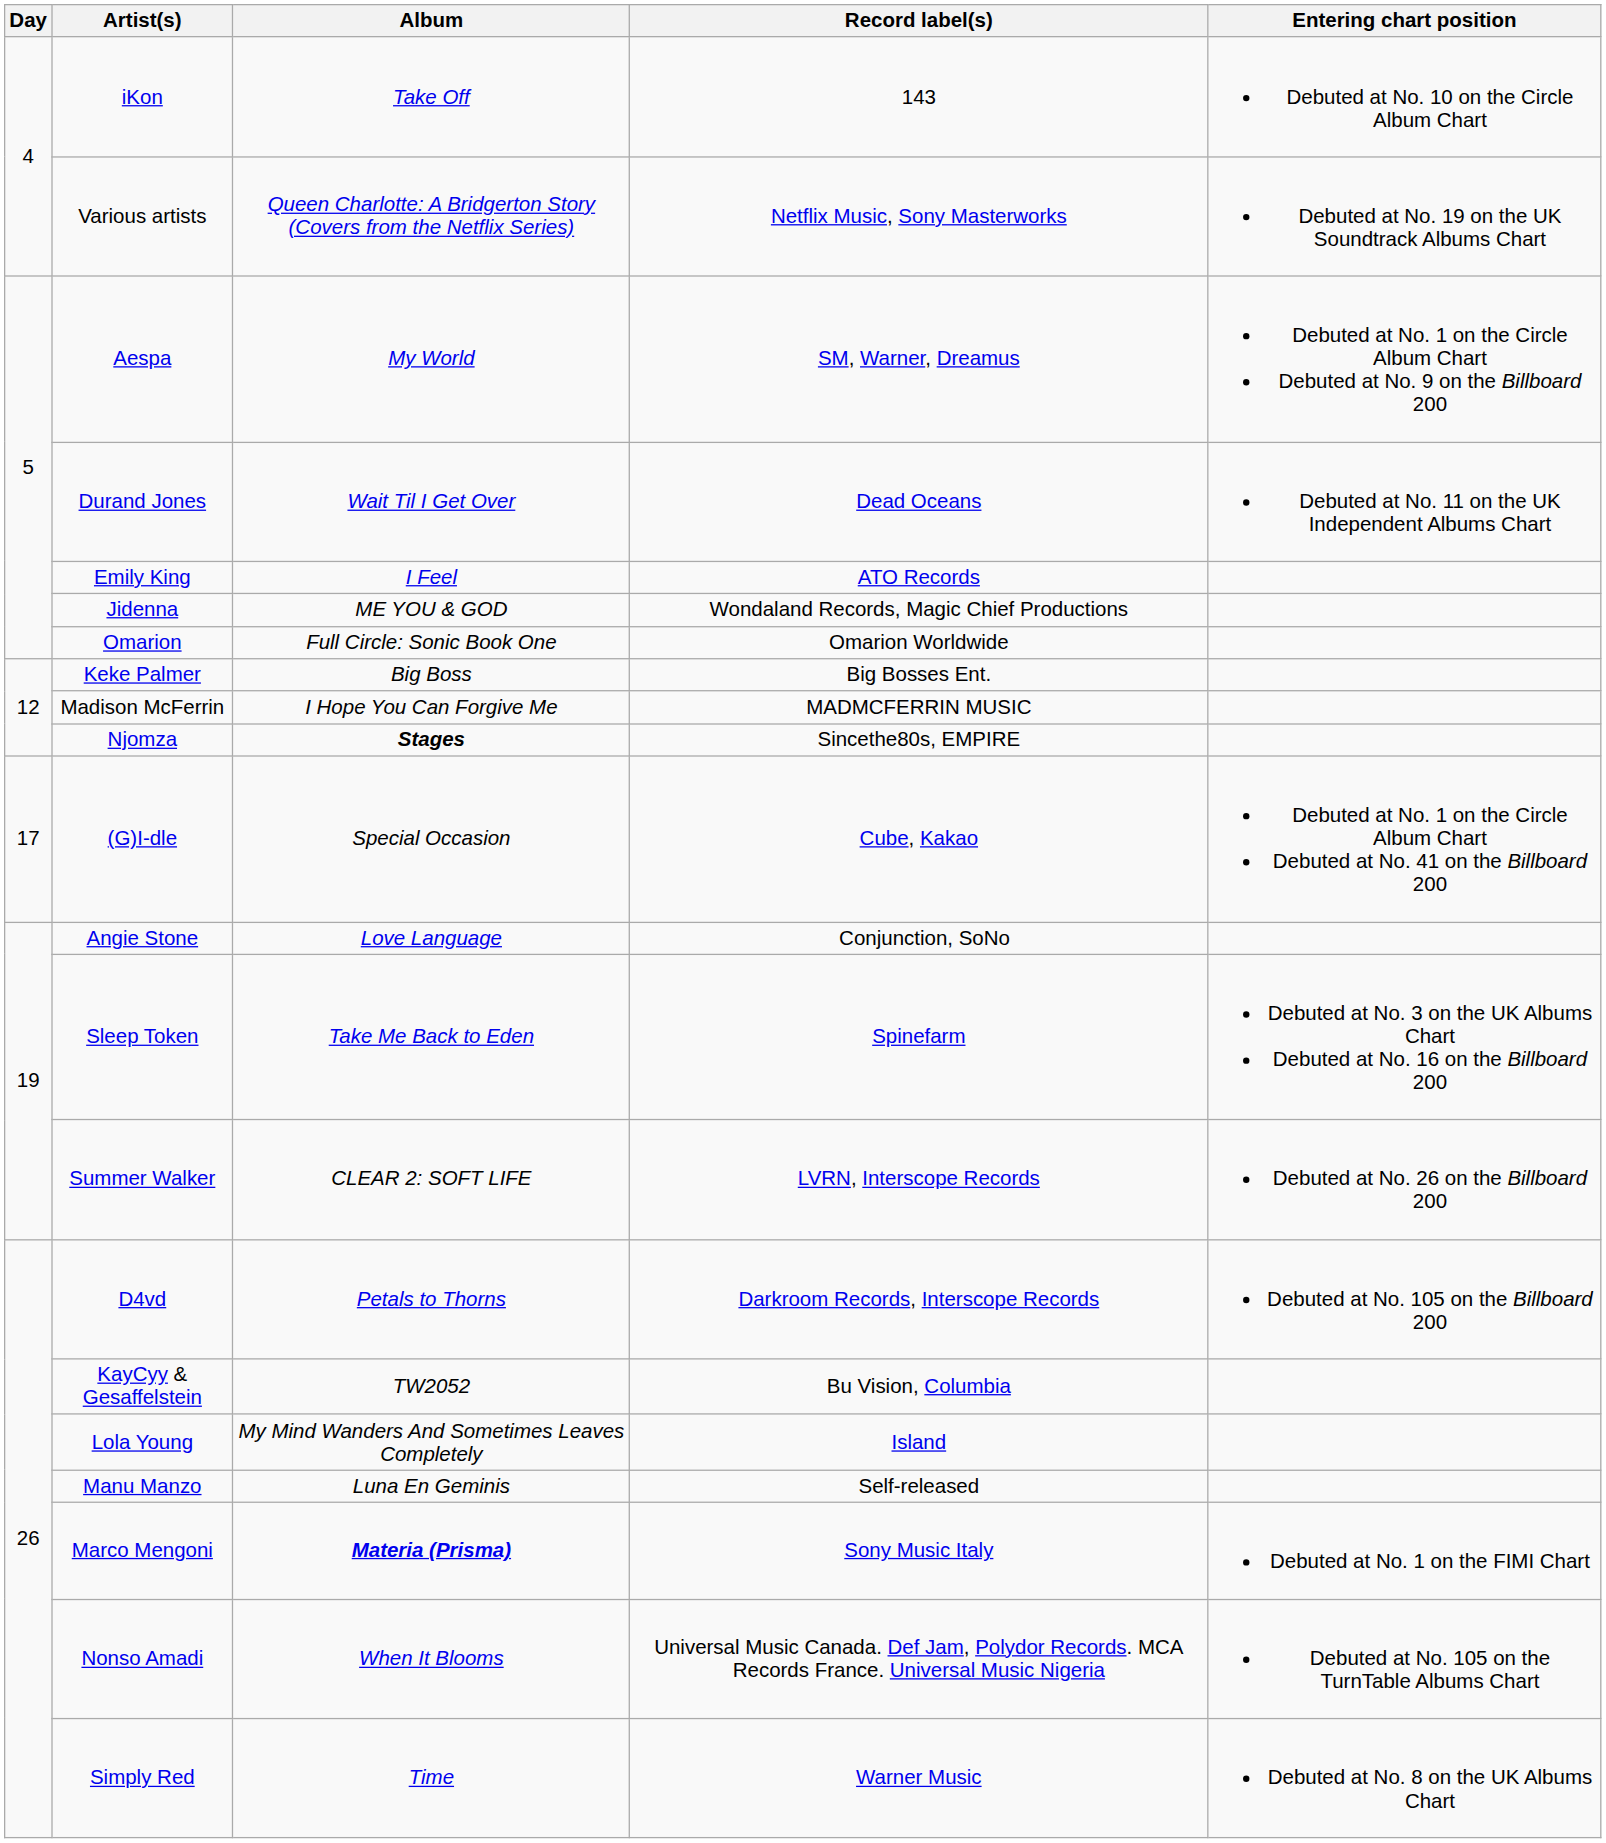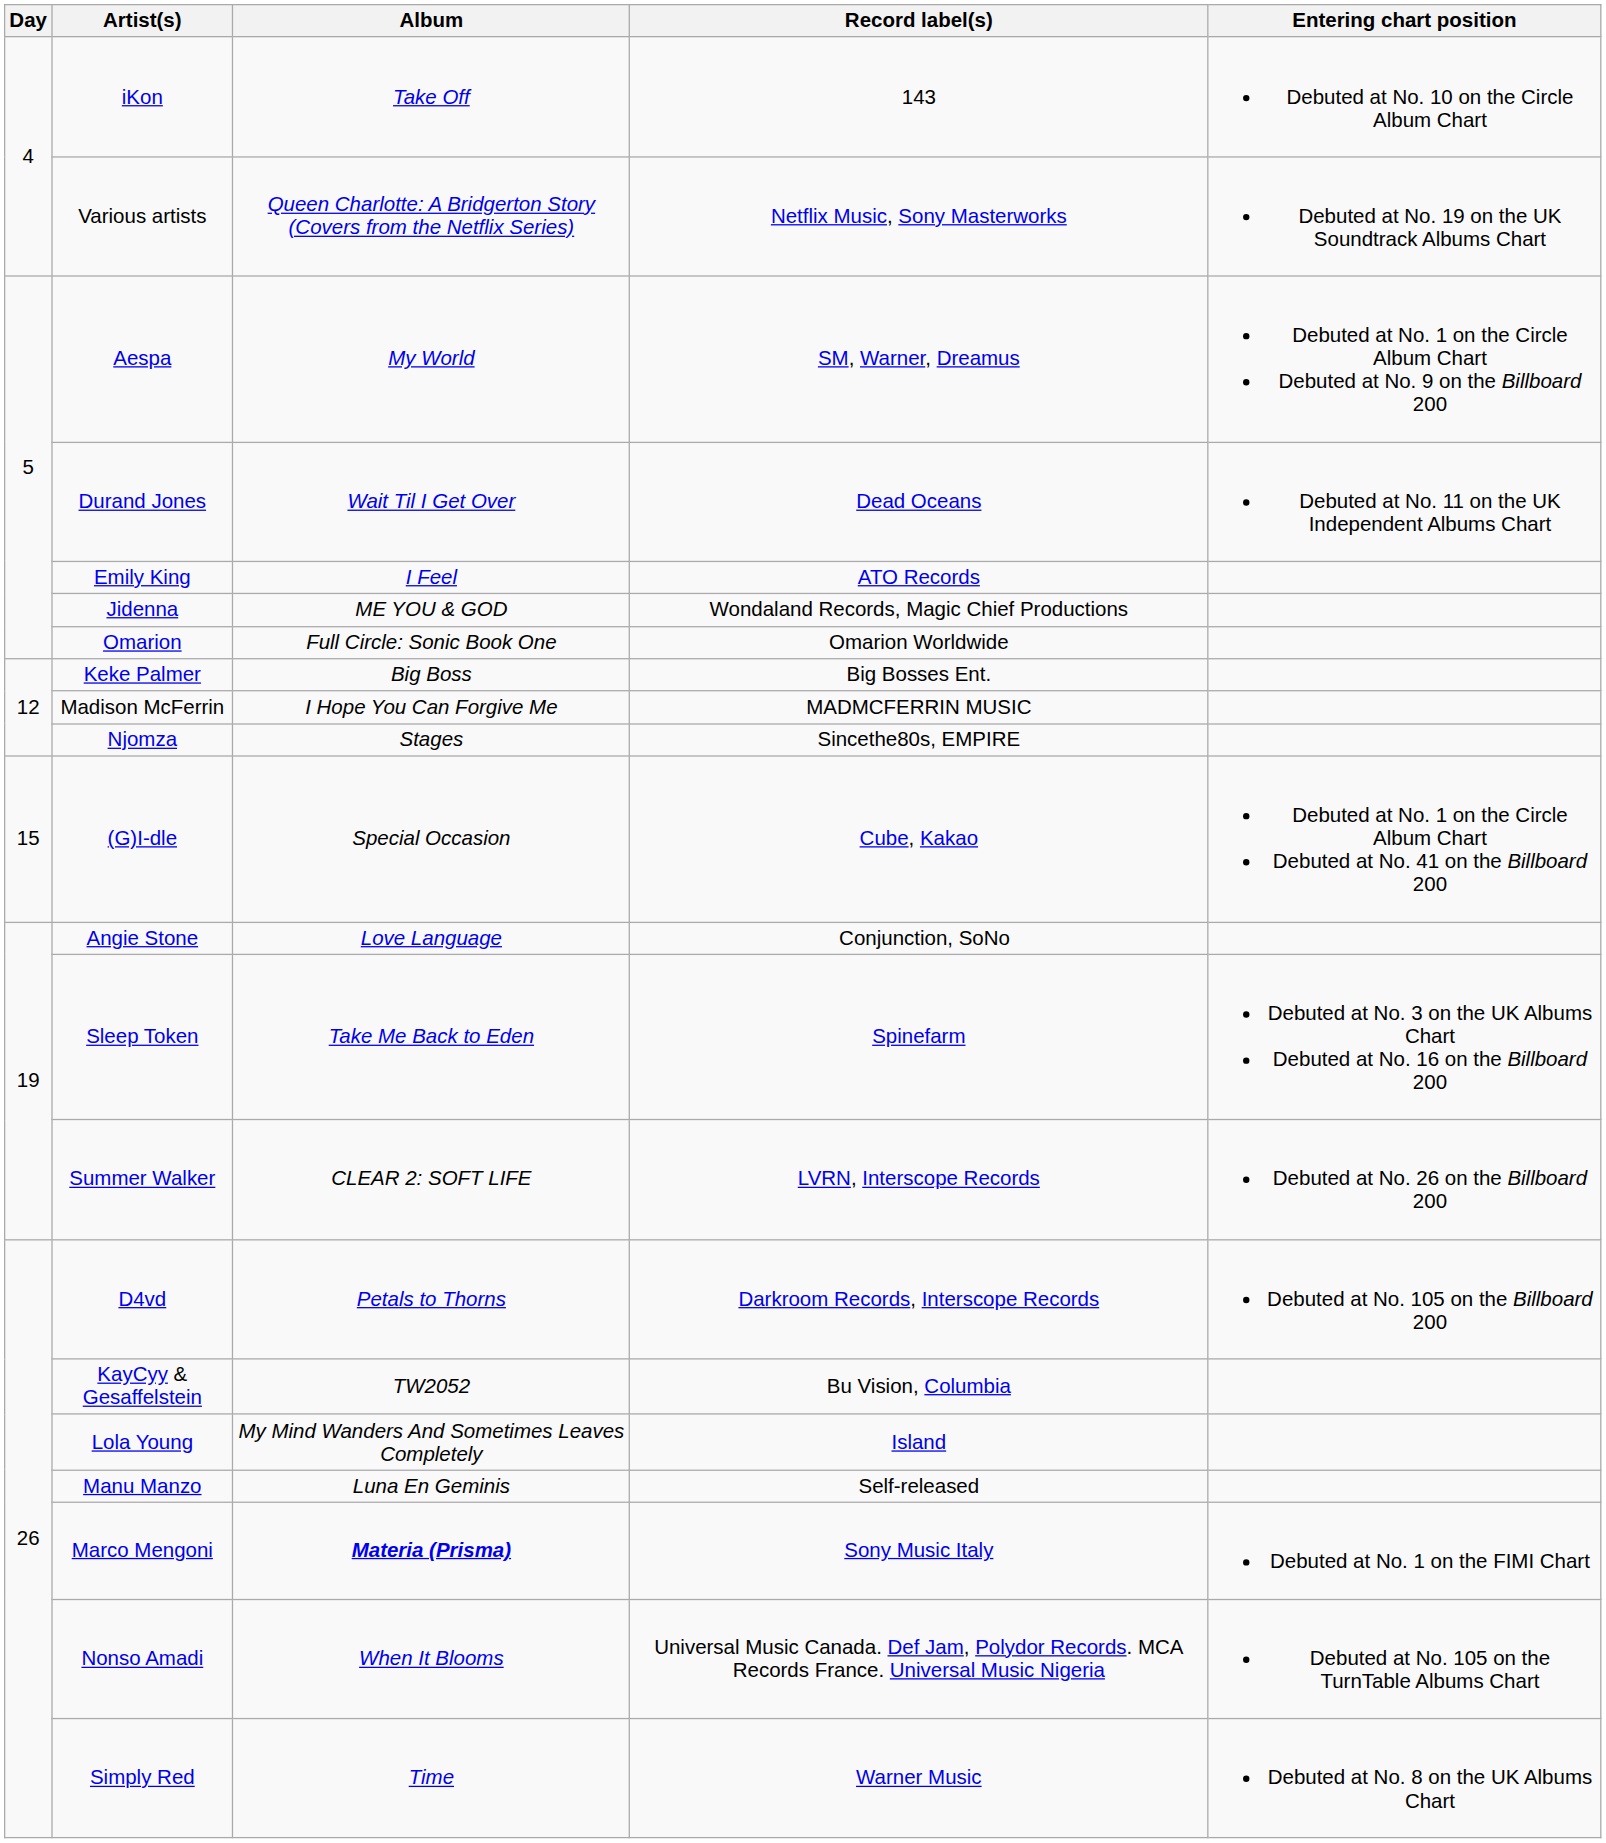(431, 739) bold -> (431, 739) normal
(28, 838) 17 -> (28, 838) 15
